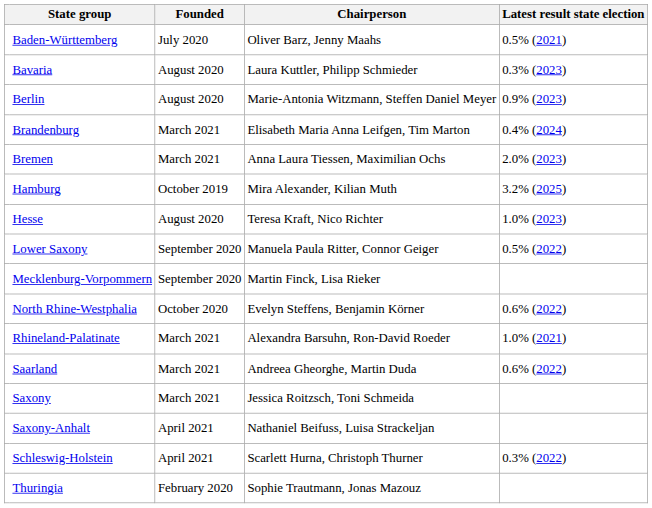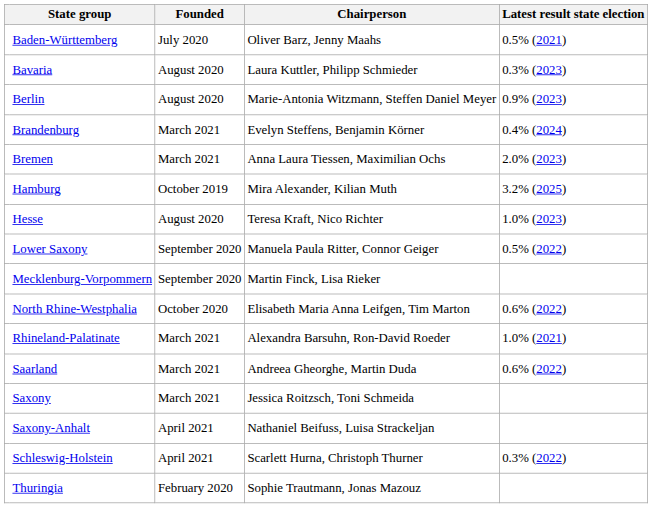(359, 129) Elisabeth Maria Anna Leifgen, Tim Marton -> (336, 129) Evelyn Steffens, Benjamin Körner
(336, 308) Evelyn Steffens, Benjamin Körner -> (359, 308) Elisabeth Maria Anna Leifgen, Tim Marton
